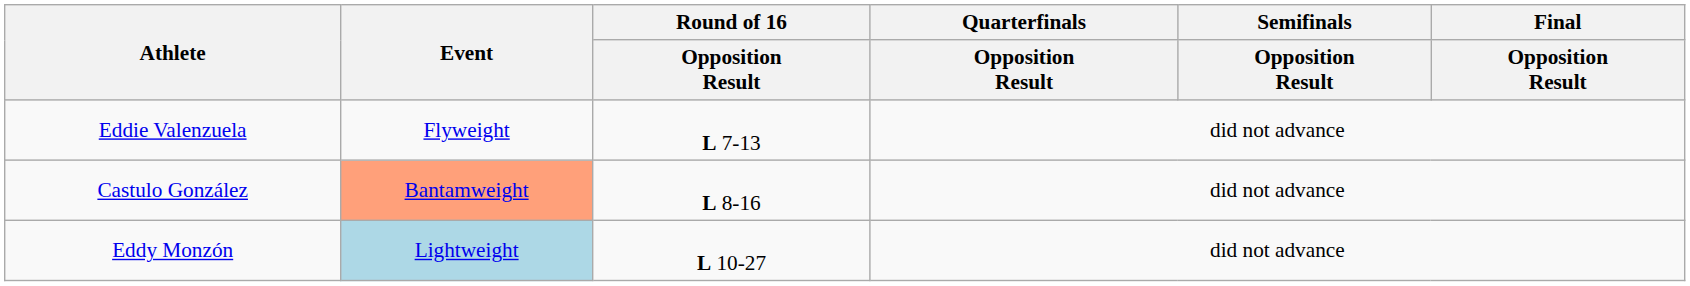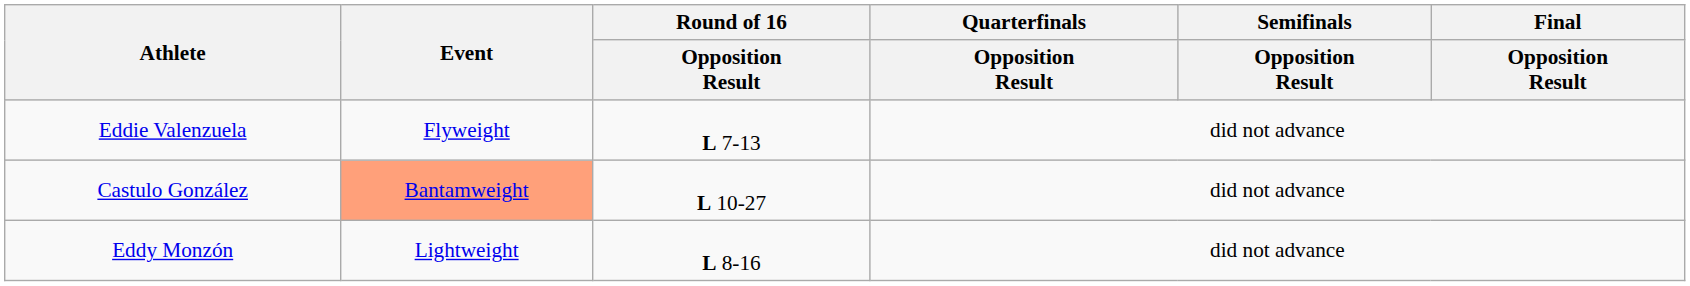(731, 203) L 8-16 -> (731, 203) L 10-27
(467, 250) lightblue background -> (467, 250) no background
(731, 263) L 10-27 -> (731, 263) L 8-16
